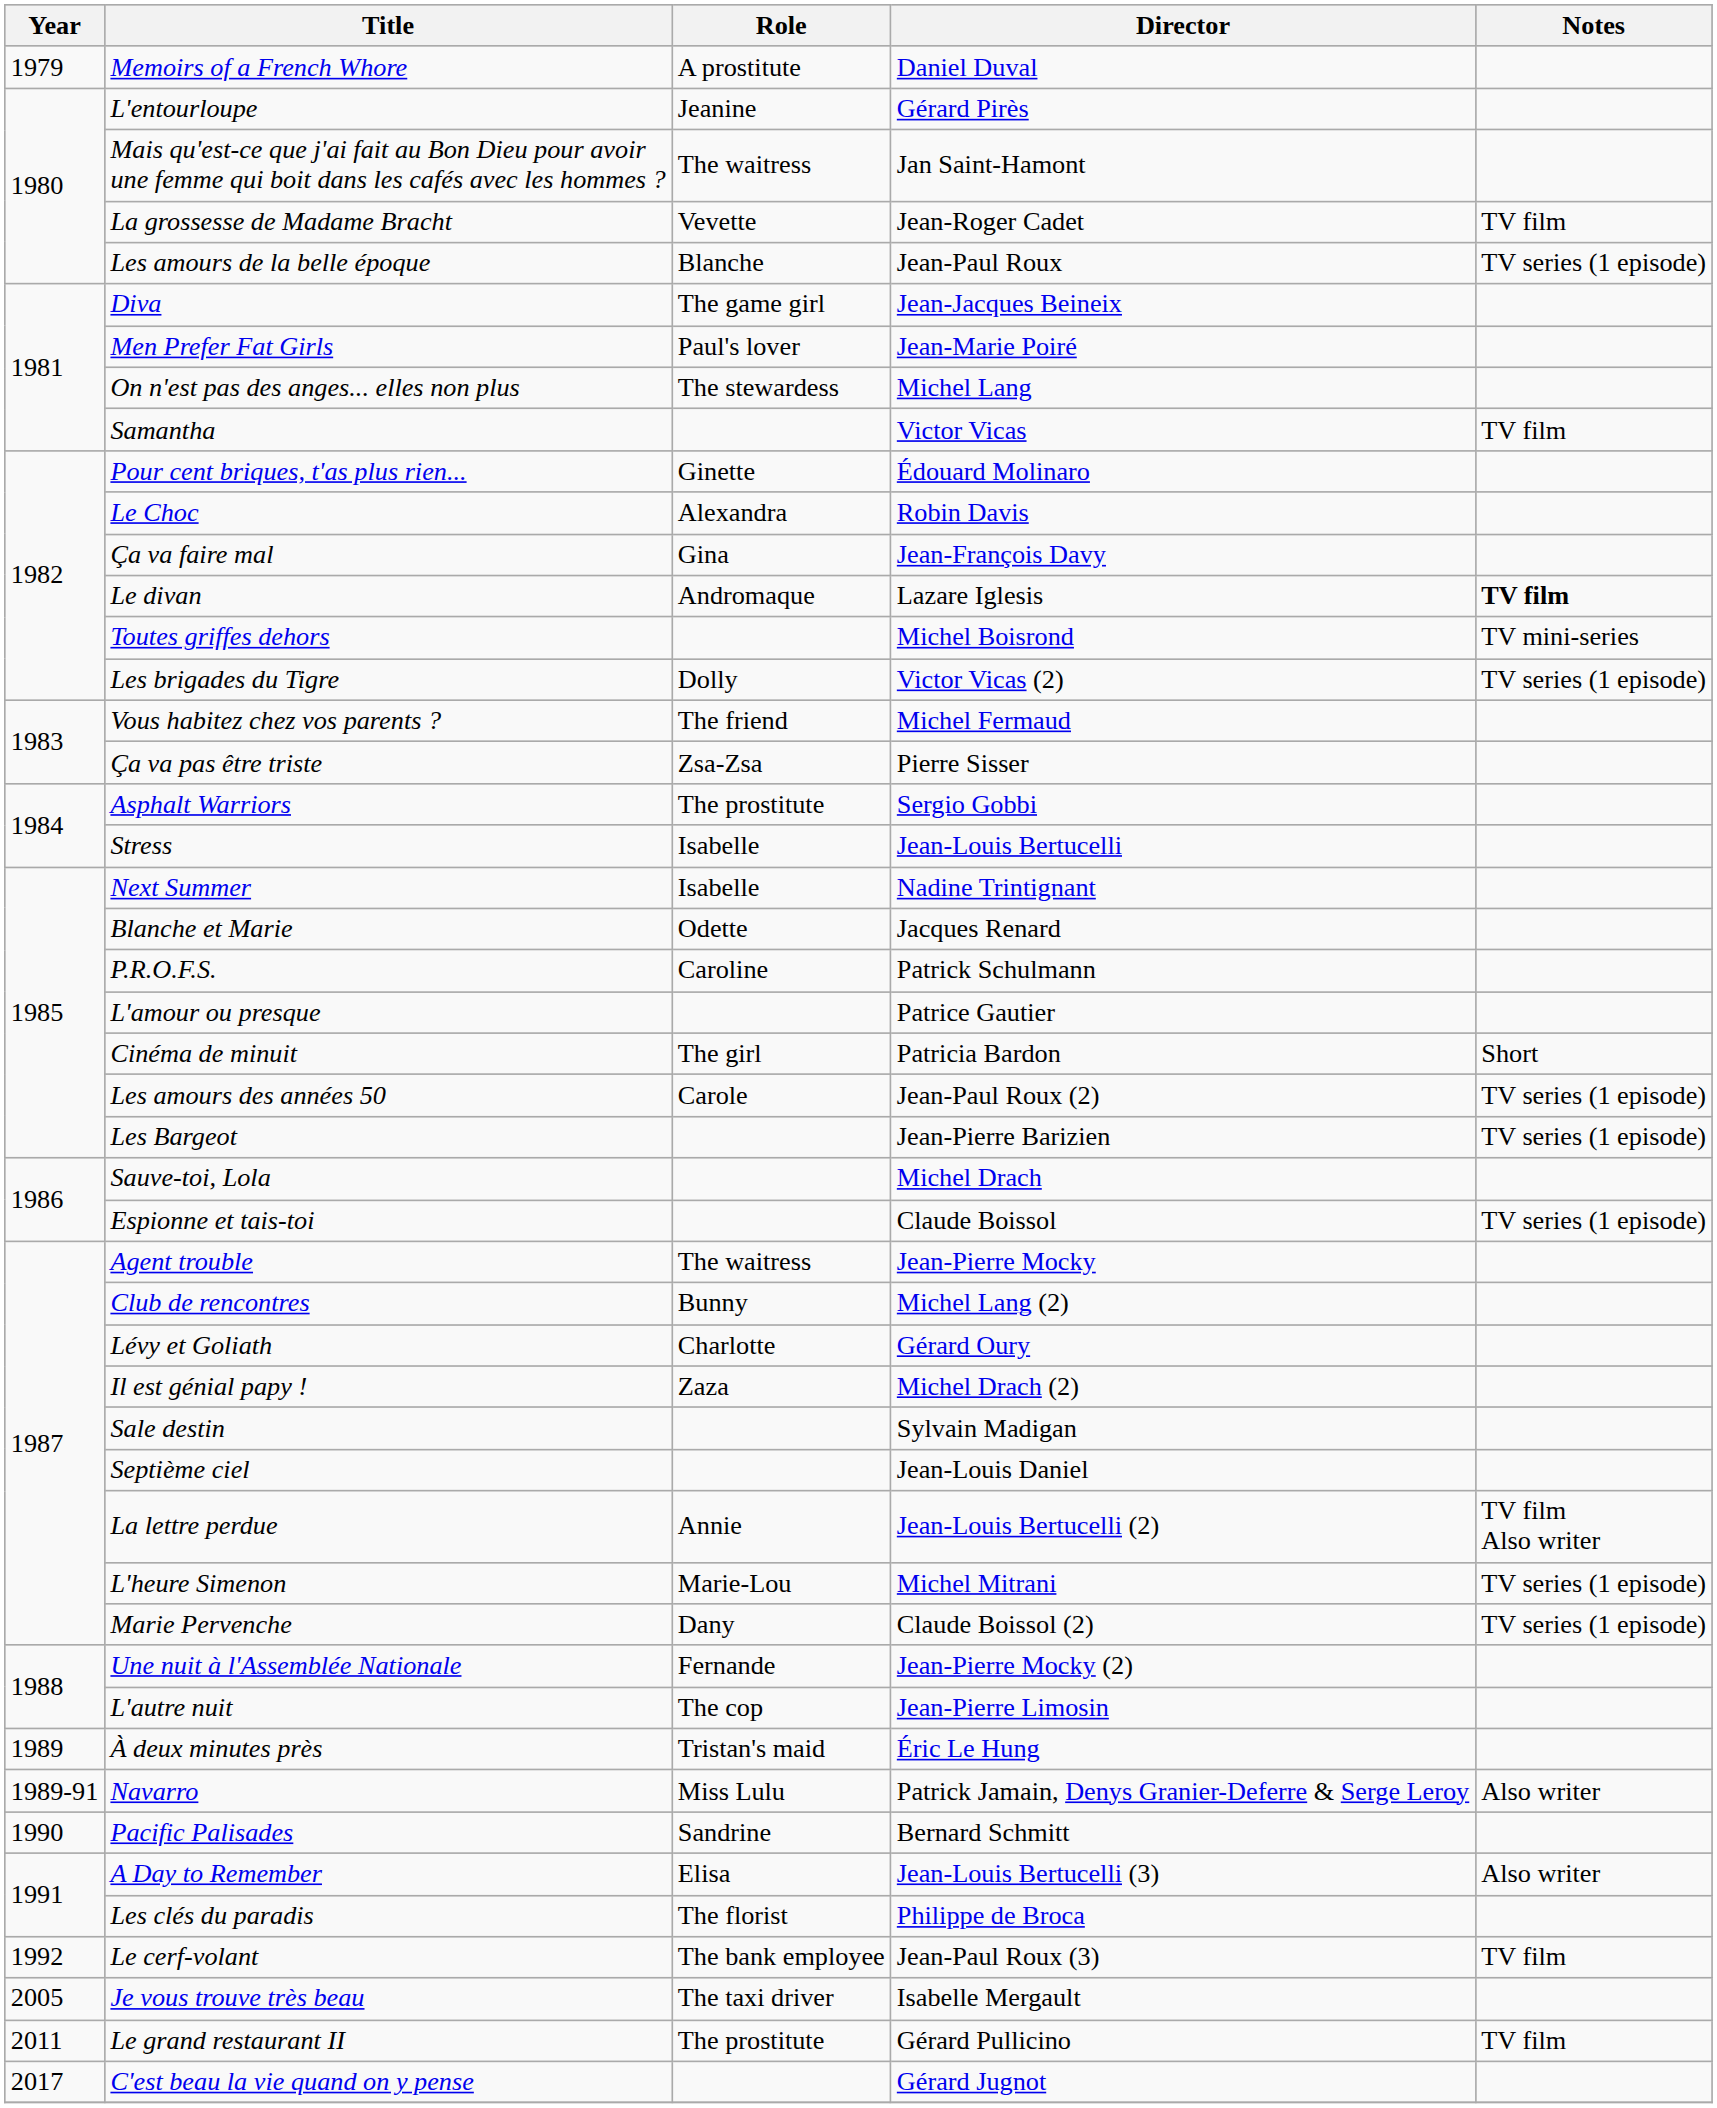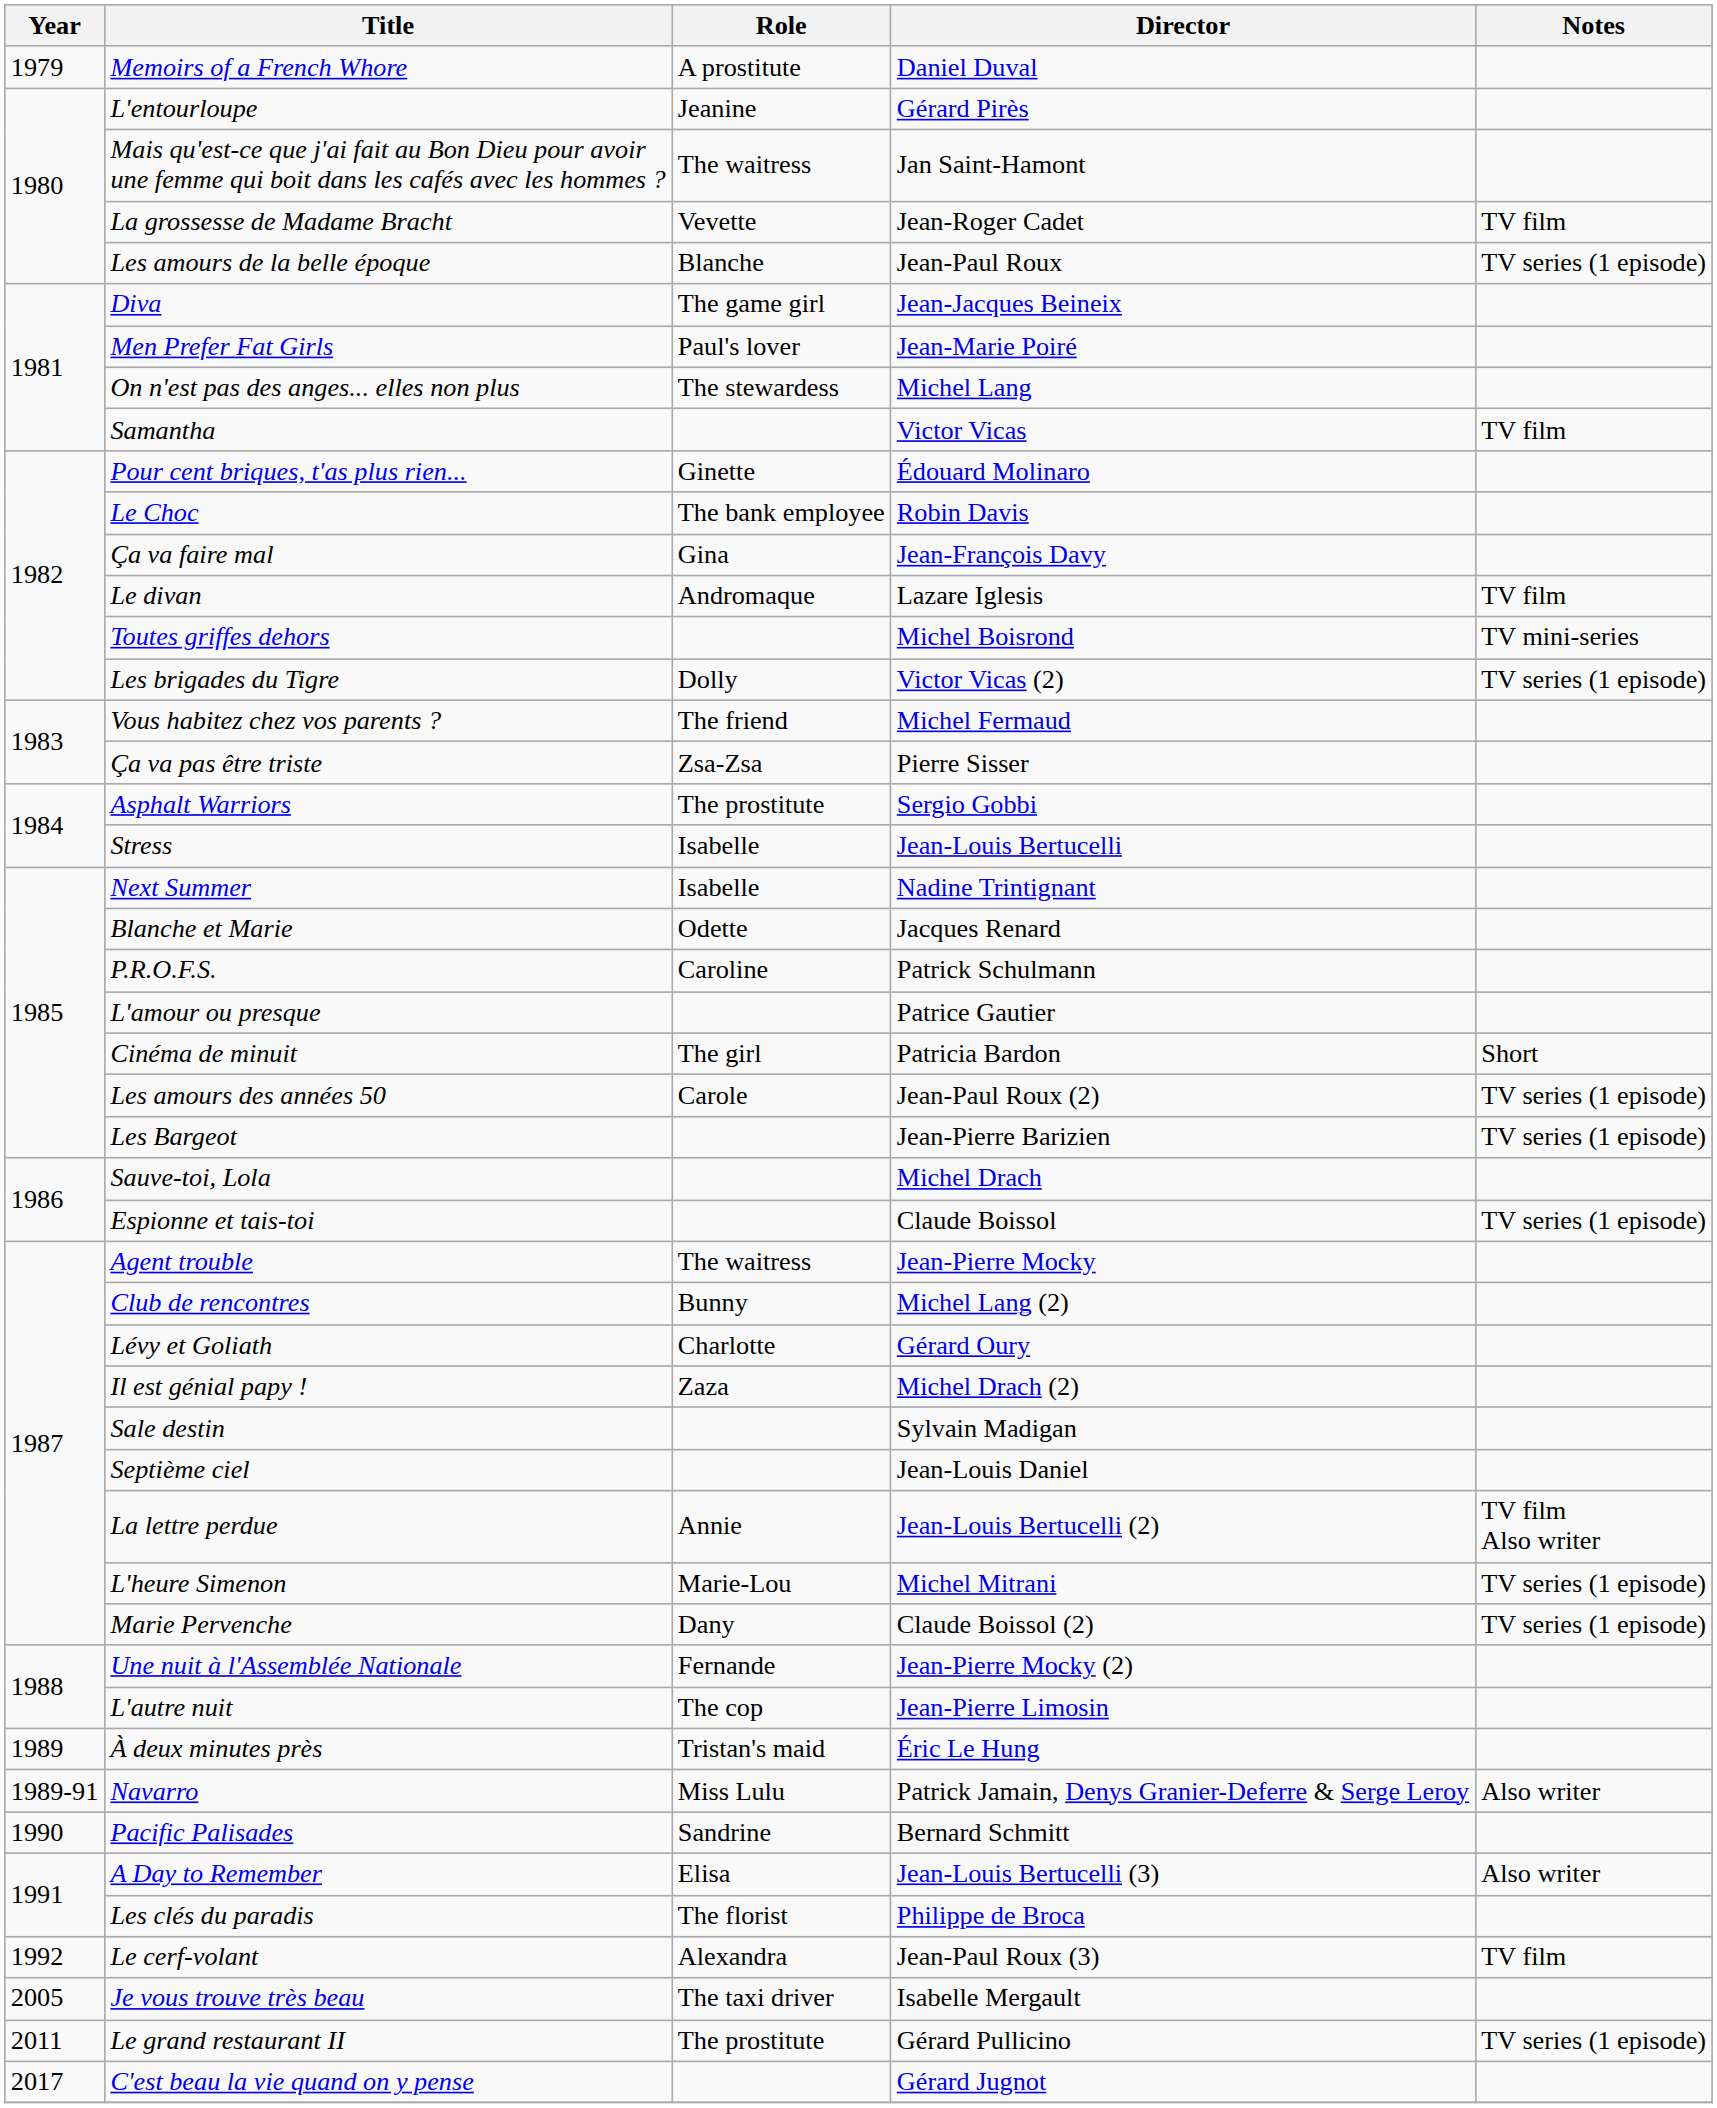(732, 512) Alexandra -> (781, 512) The bank employee
(1525, 595) bold -> (1524, 595) normal
(781, 1957) The bank employee -> (732, 1957) Alexandra
(1524, 2040) TV film -> (1594, 2040) TV series (1 episode)
